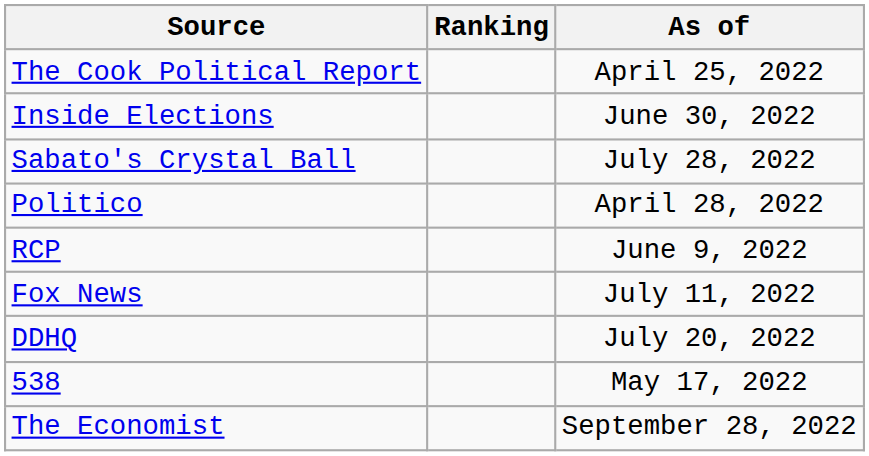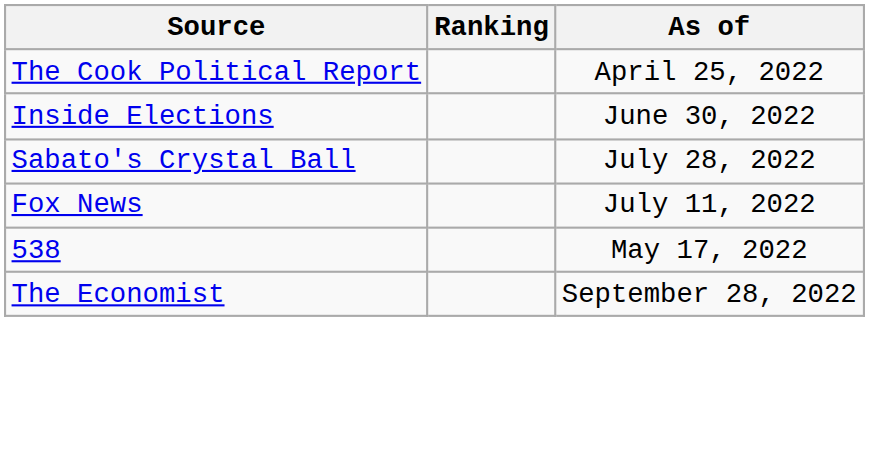- row: (77, 205)
- row: (36, 250)
- row: (44, 339)
